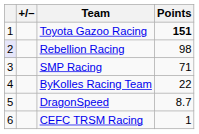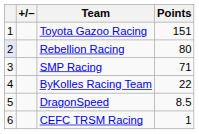(182, 31) bold -> (182, 31) normal
(185, 49) 98 -> (185, 49) 80
(184, 102) 8.7 -> (184, 102) 8.5
